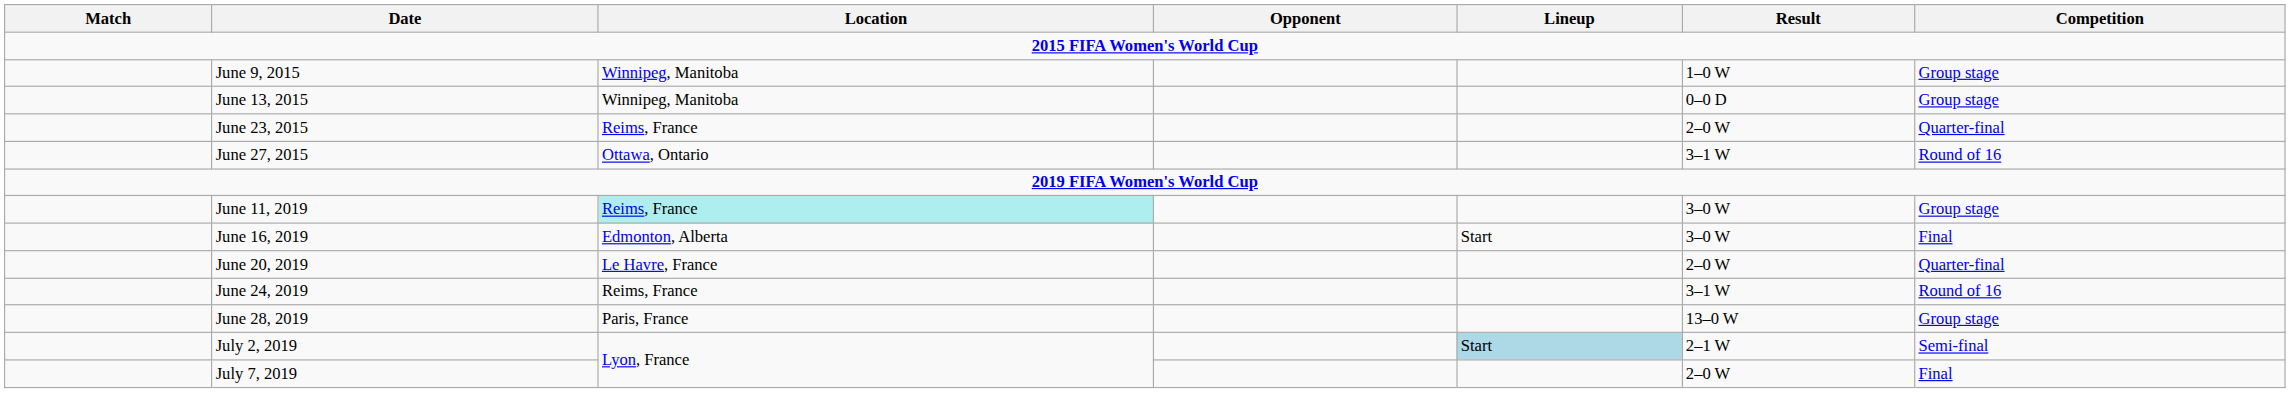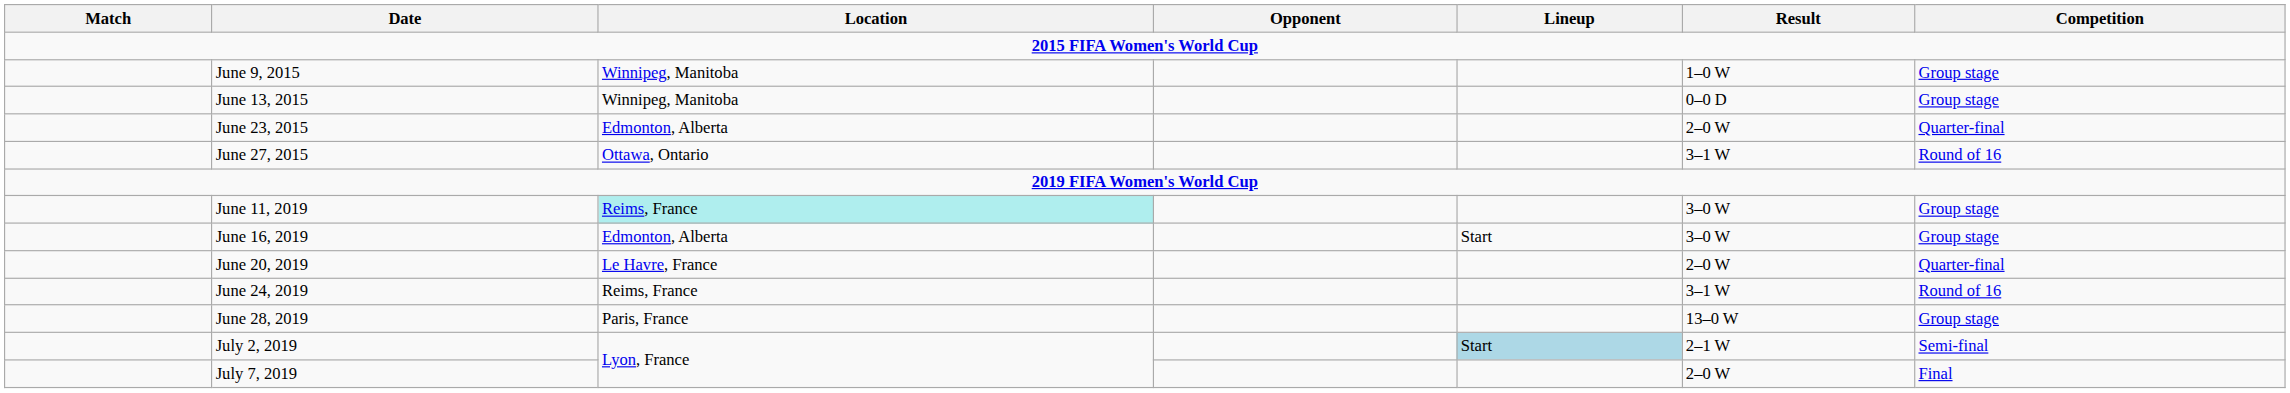(650, 127) Reims, France -> (665, 127) Edmonton, Alberta
(1936, 237) Final -> (1959, 237) Group stage
